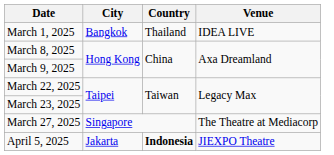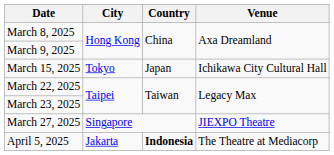- row: (41, 31)
+ row: (44, 68)
(258, 123) The Theatre at Mediacorp -> (236, 123) JIEXPO Theatre
(236, 141) JIEXPO Theatre -> (258, 141) The Theatre at Mediacorp
